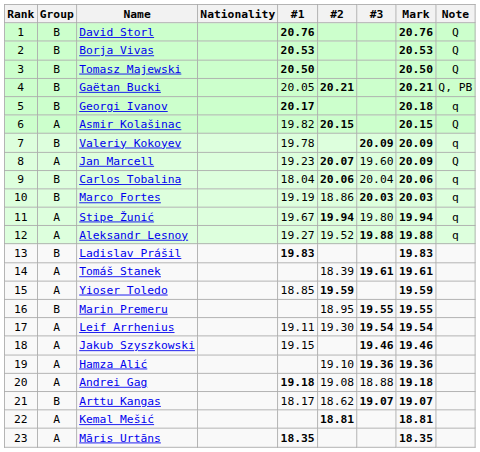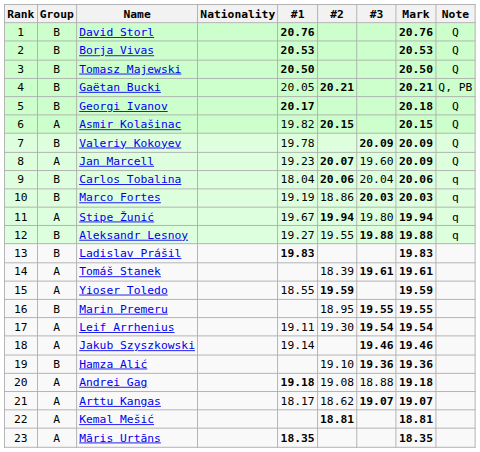(455, 106) q -> (455, 106) Q
(455, 143) q -> (455, 143) Q
(57, 235) A -> (57, 235) B
(337, 235) 19.52 -> (337, 235) 19.55
(298, 290) 18.85 -> (298, 290) 18.55
(298, 345) 19.15 -> (298, 345) 19.14
(57, 364) A -> (57, 364) B
(57, 401) B -> (57, 401) A
